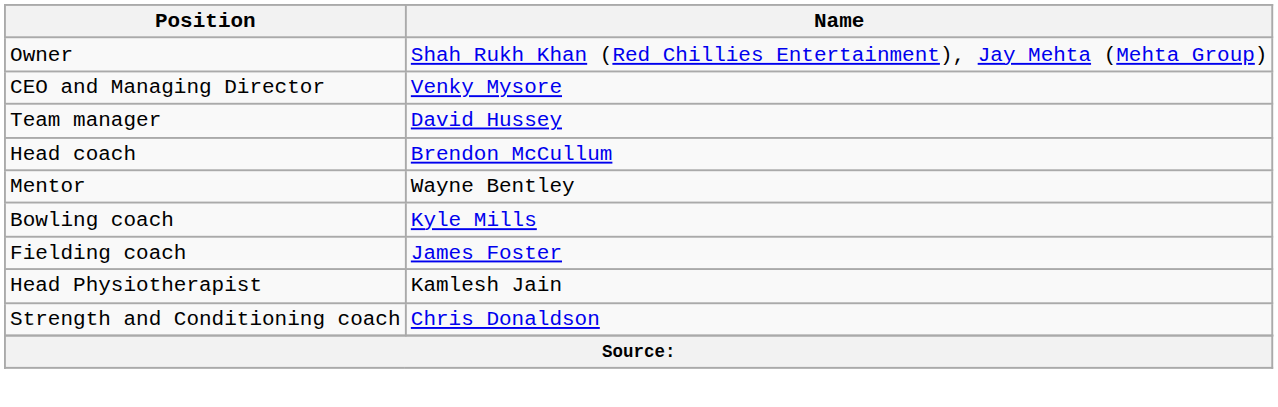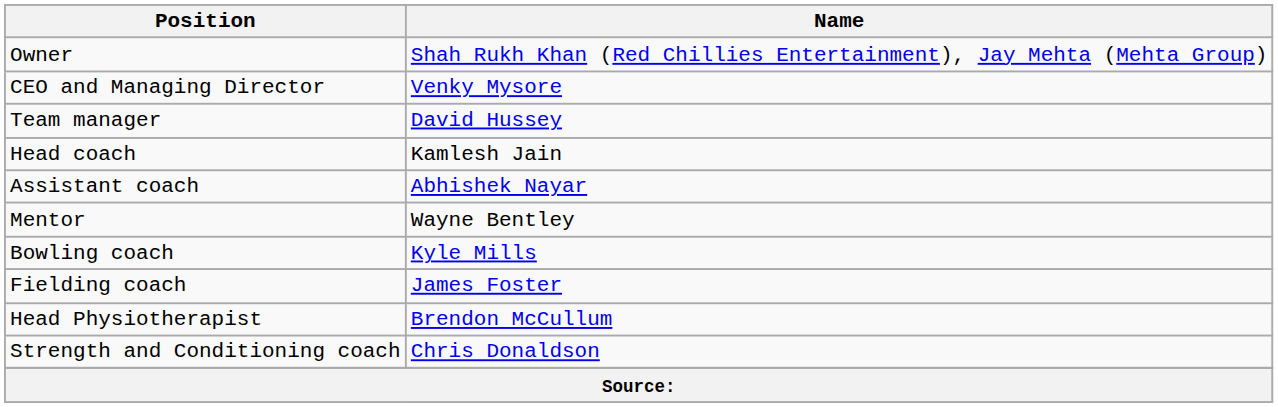(512, 154) Brendon McCullum -> (486, 154) Kamlesh Jain
+ row: (105, 187)
(486, 286) Kamlesh Jain -> (512, 319) Brendon McCullum
